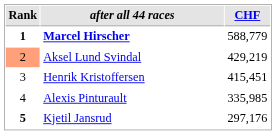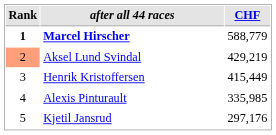(247, 77) 415,451 -> (247, 77) 415,449
(23, 118) bold -> (23, 118) normal
